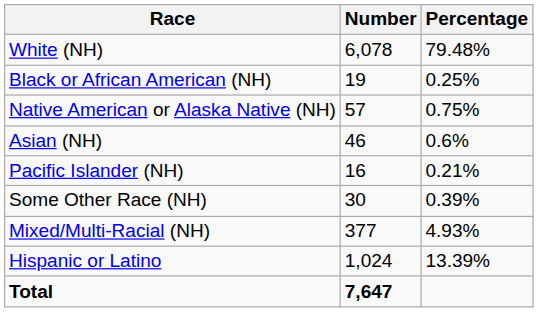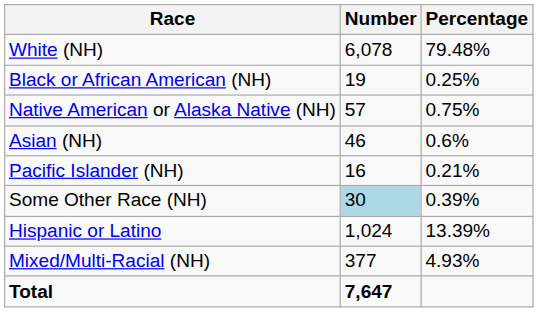(355, 200) no background -> (355, 200) lightblue background
rows swapped: (109, 230) <-> (85, 261)
